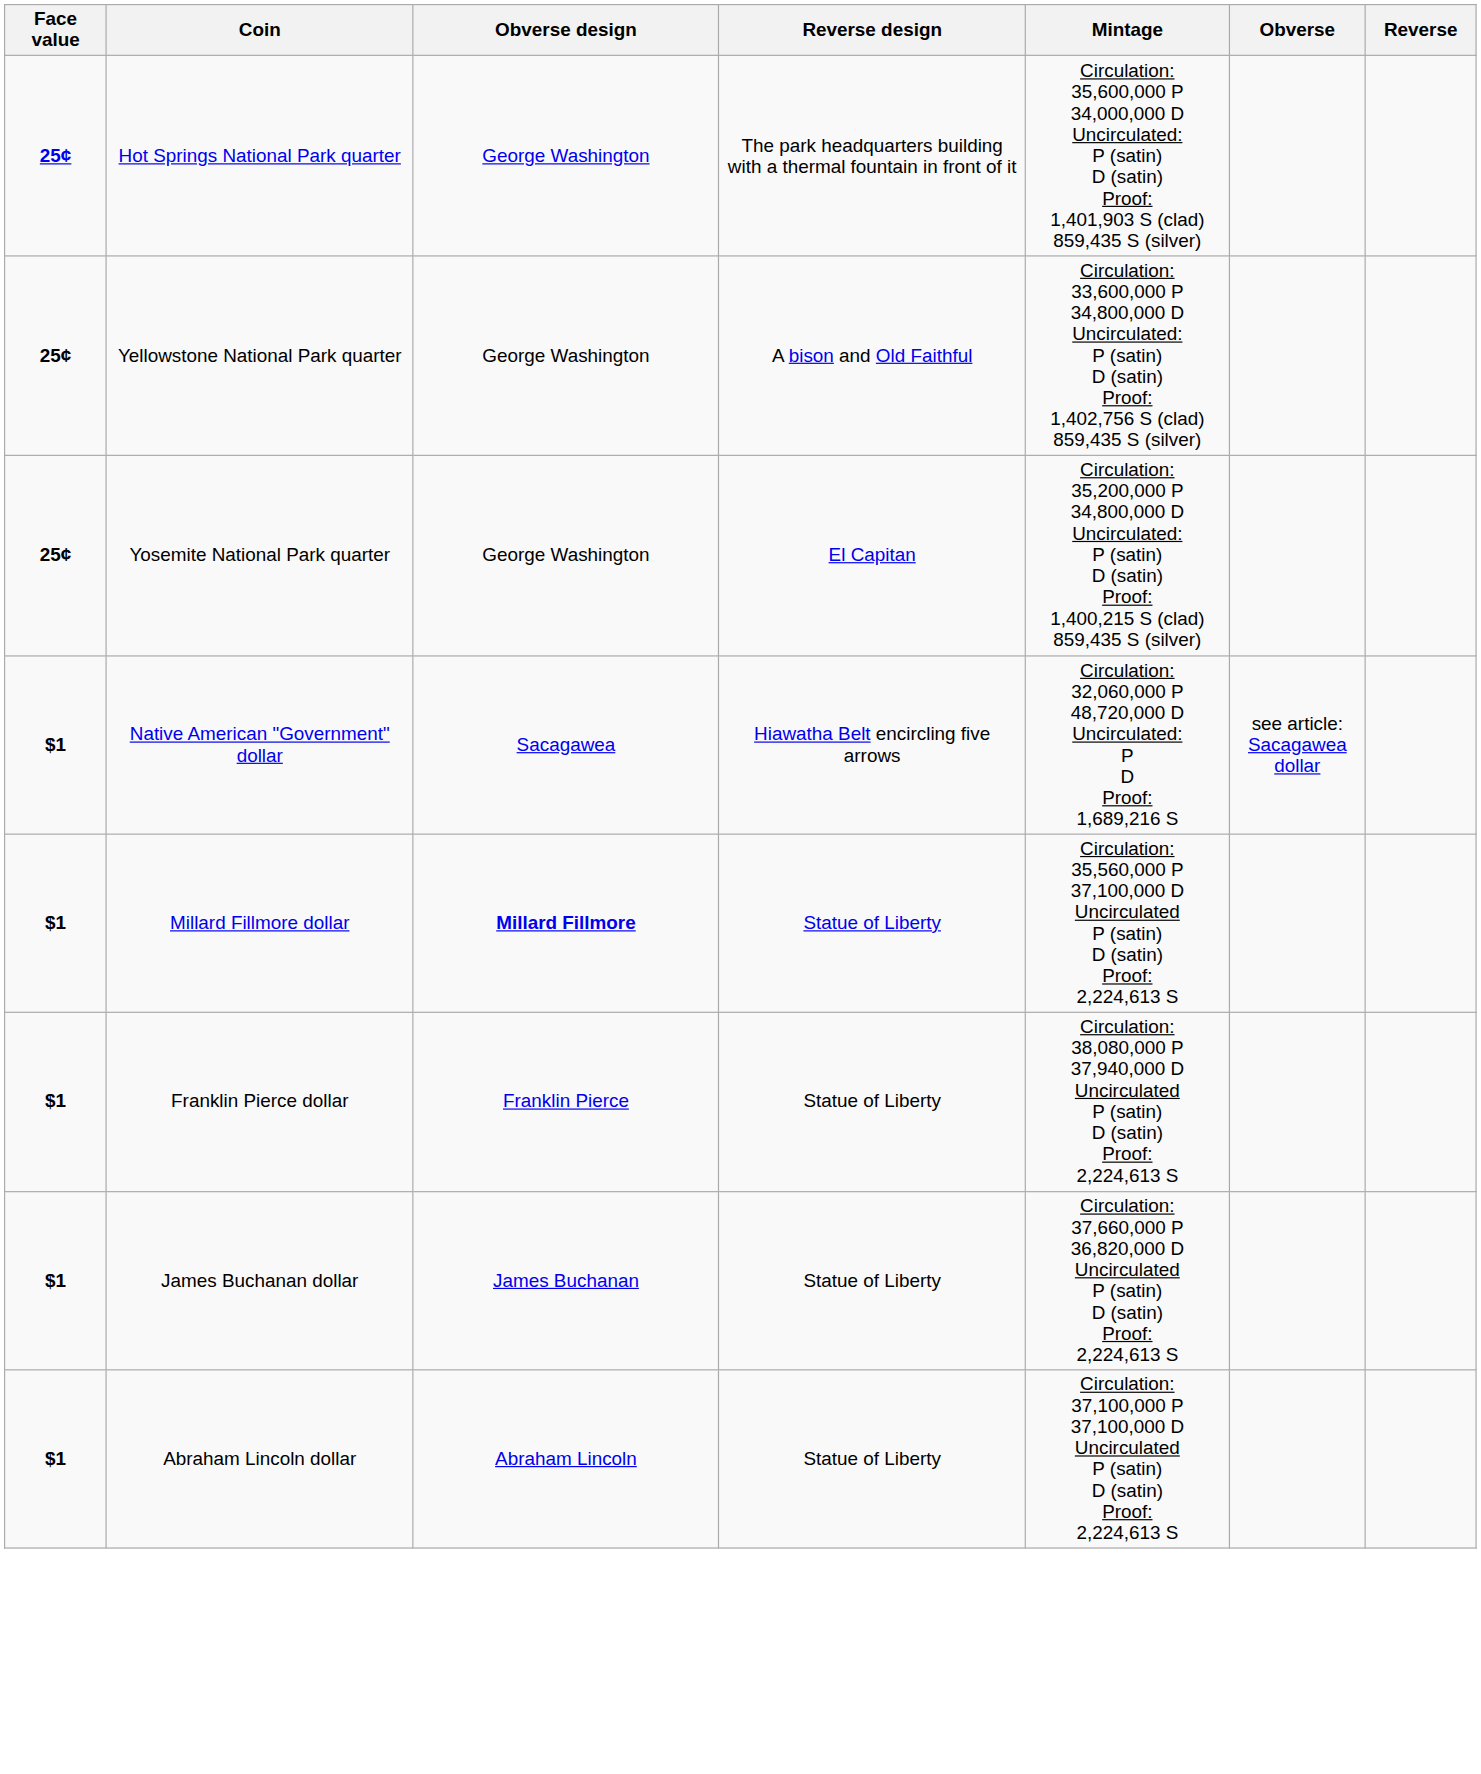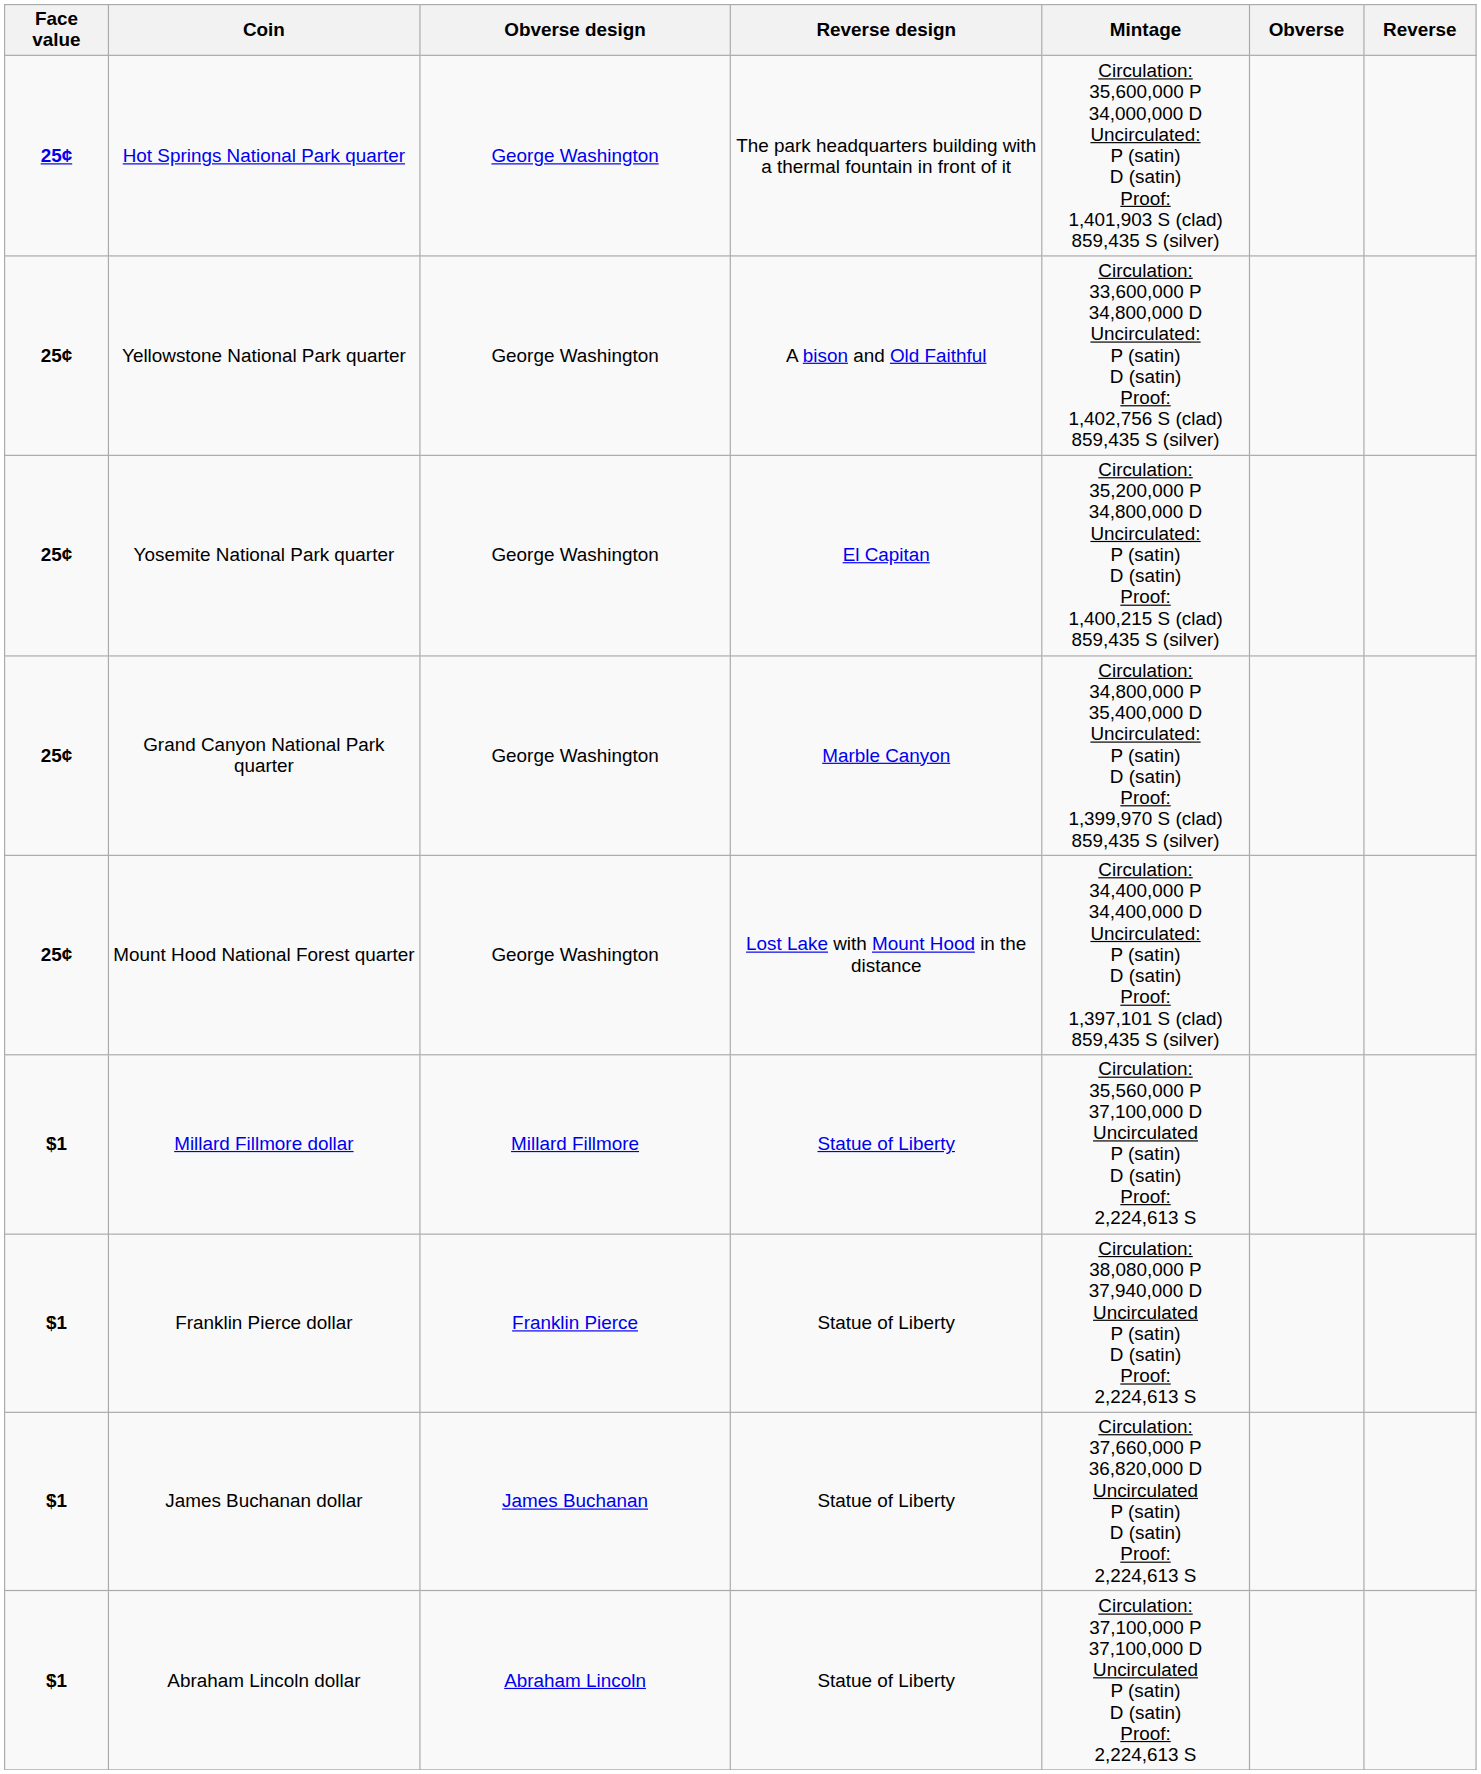+ row: (264, 755)
+ row: (264, 955)
- row: (260, 744)
(566, 923) bold -> (575, 1144) normal
